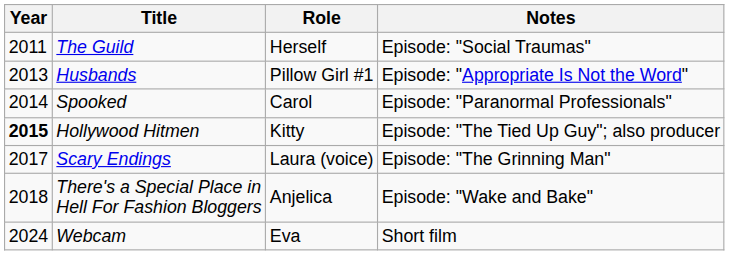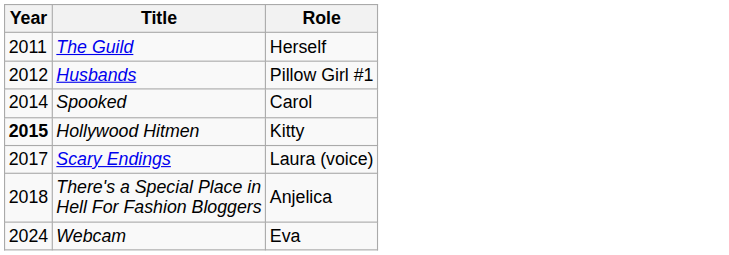- column: (551, 18)
(28, 74) 2013 -> (28, 74) 2012
